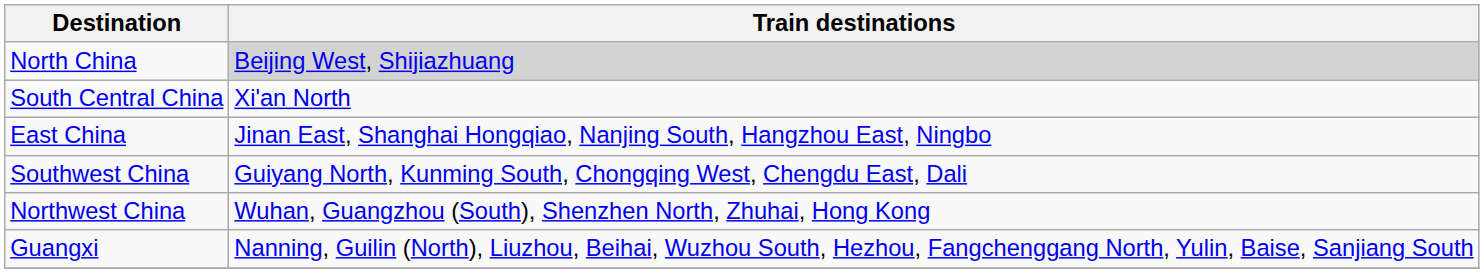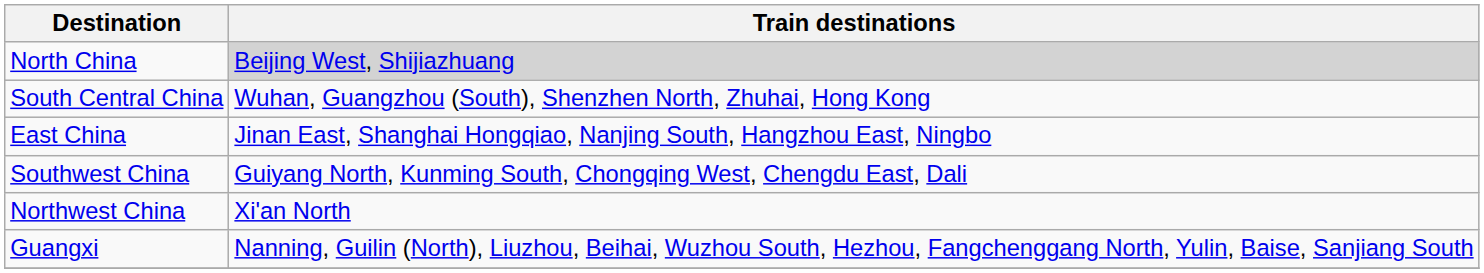(293, 98) Xi'an North -> (582, 98) Wuhan, Guangzhou (South), Shenzhen North, Zhuhai, Hong Kong
(582, 211) Wuhan, Guangzhou (South), Shenzhen North, Zhuhai, Hong Kong -> (293, 211) Xi'an North
